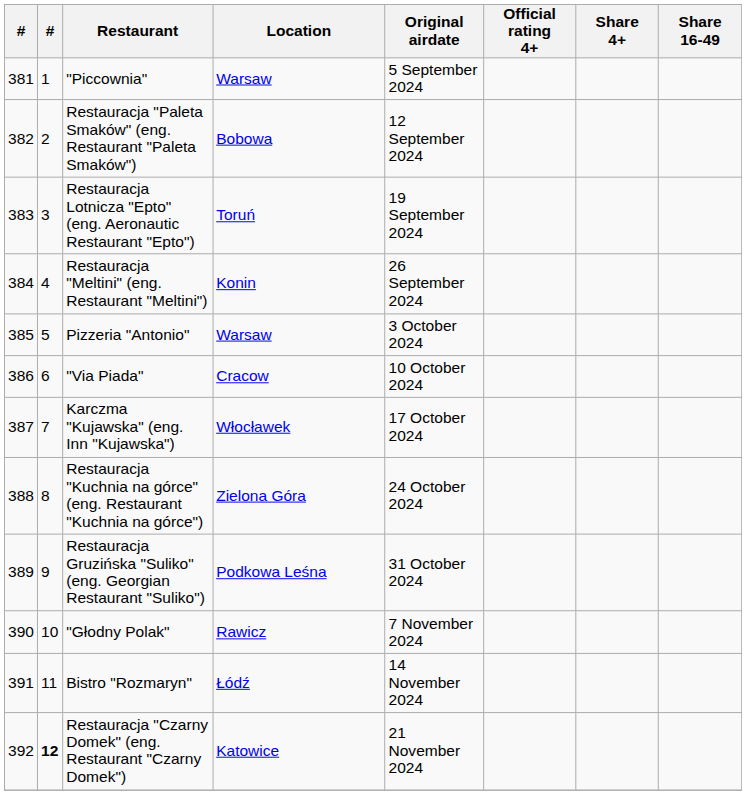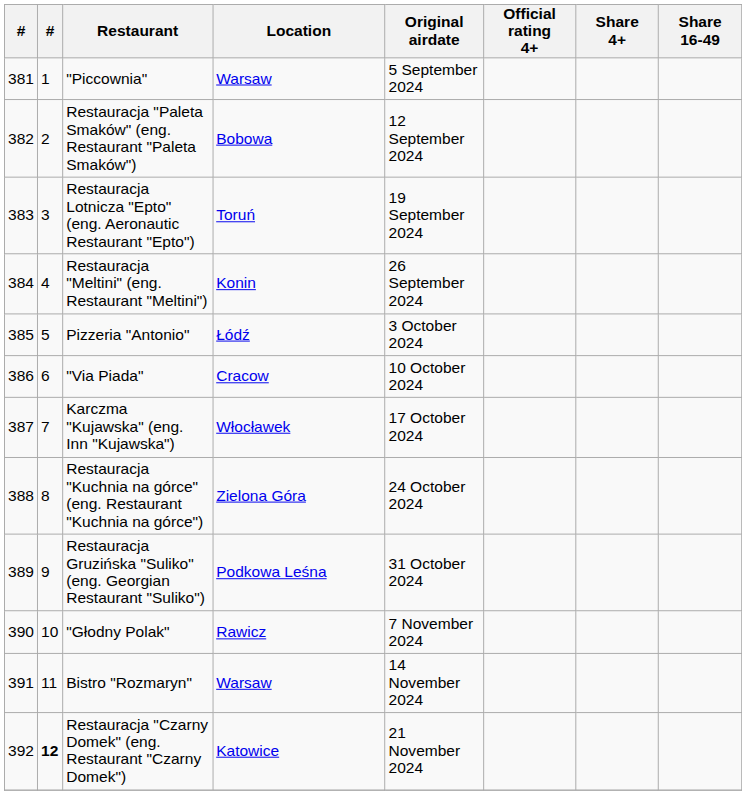(244, 334) Warsaw -> (233, 334) Łódź
(233, 682) Łódź -> (244, 682) Warsaw
